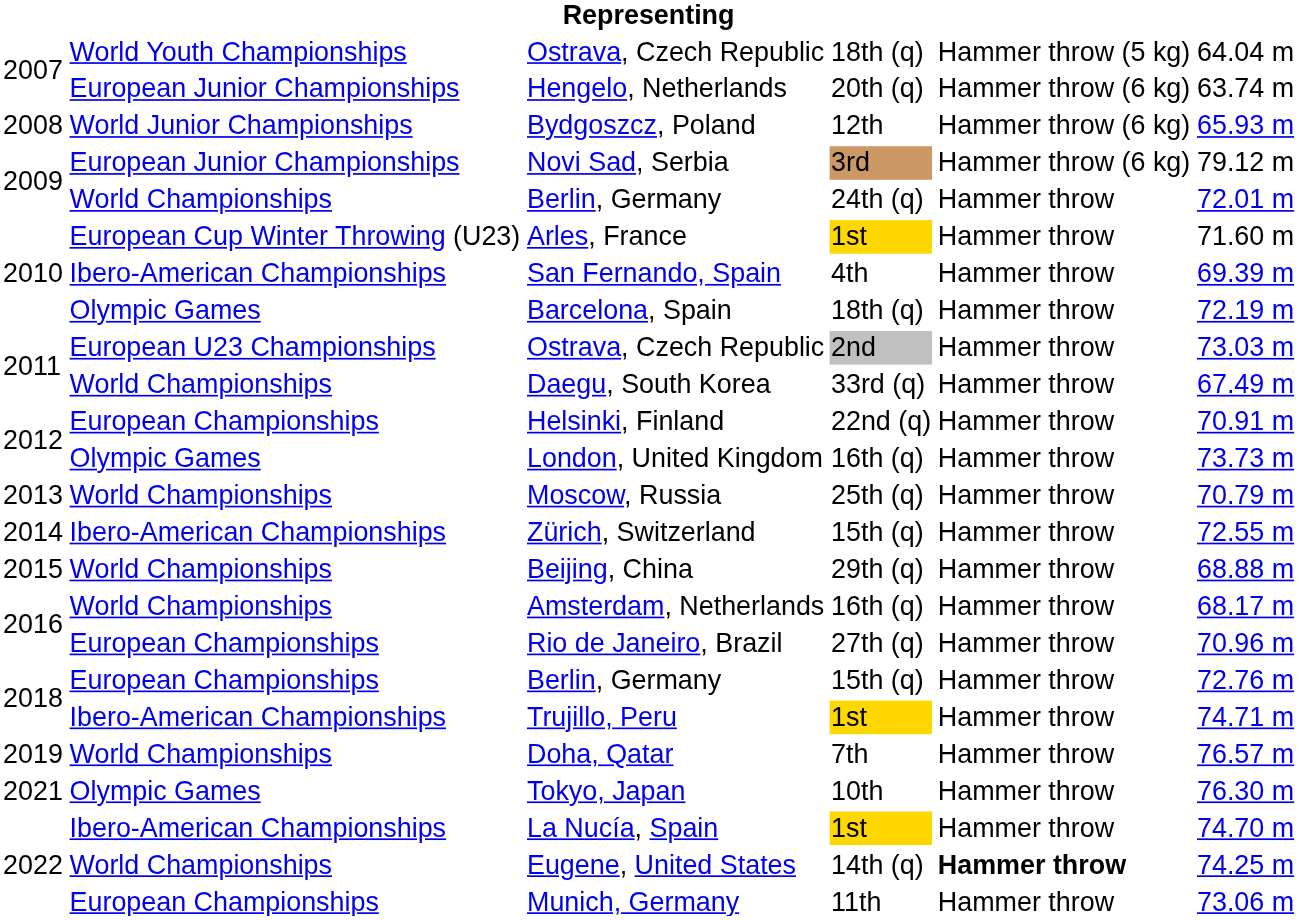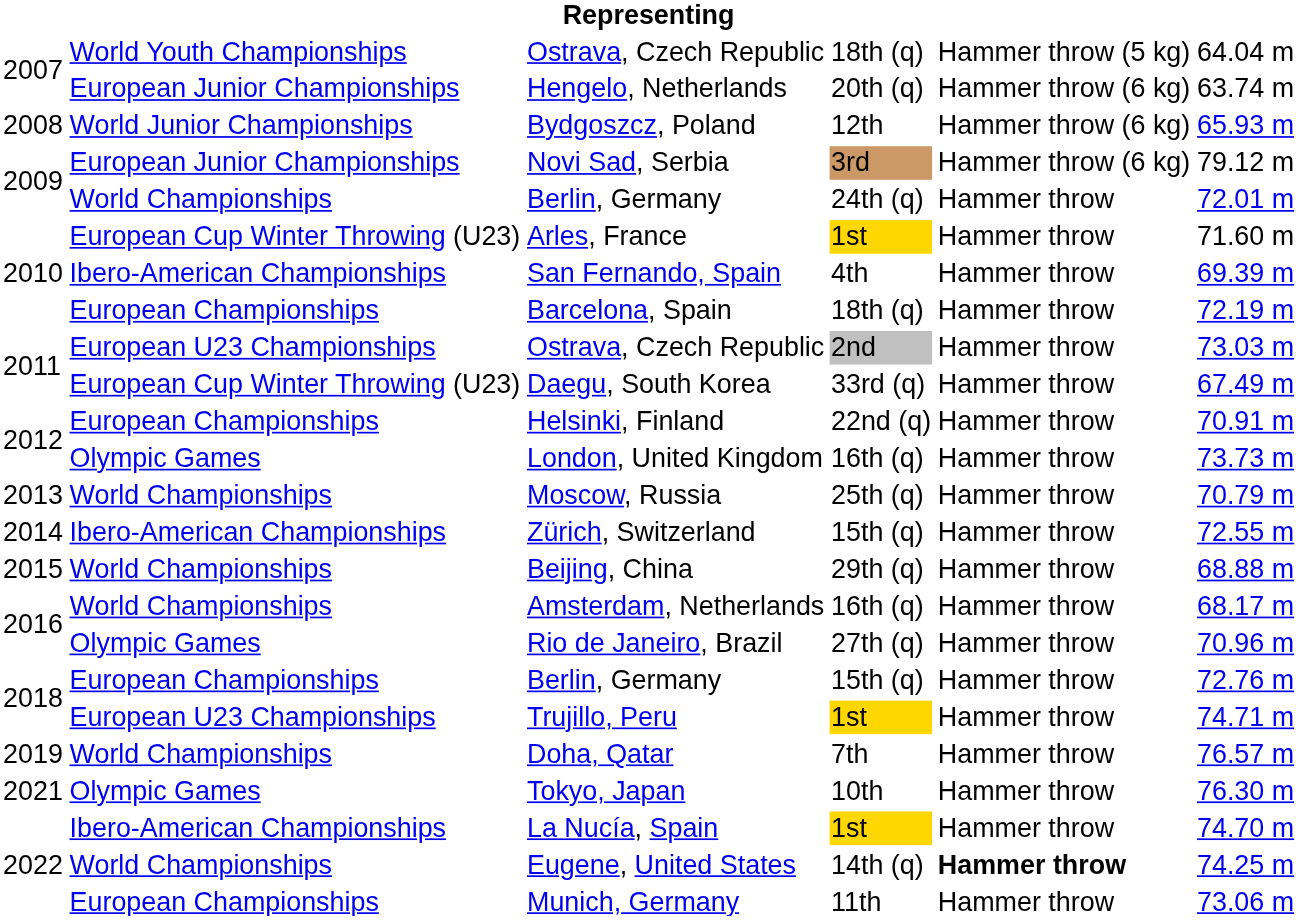(165, 310) Olympic Games -> (224, 310) European Championships
(201, 384) World Championships -> (295, 384) European Cup Winter Throwing (U23)
(224, 643) European Championships -> (165, 643) Olympic Games
(258, 717) Ibero-American Championships -> (253, 717) European U23 Championships
